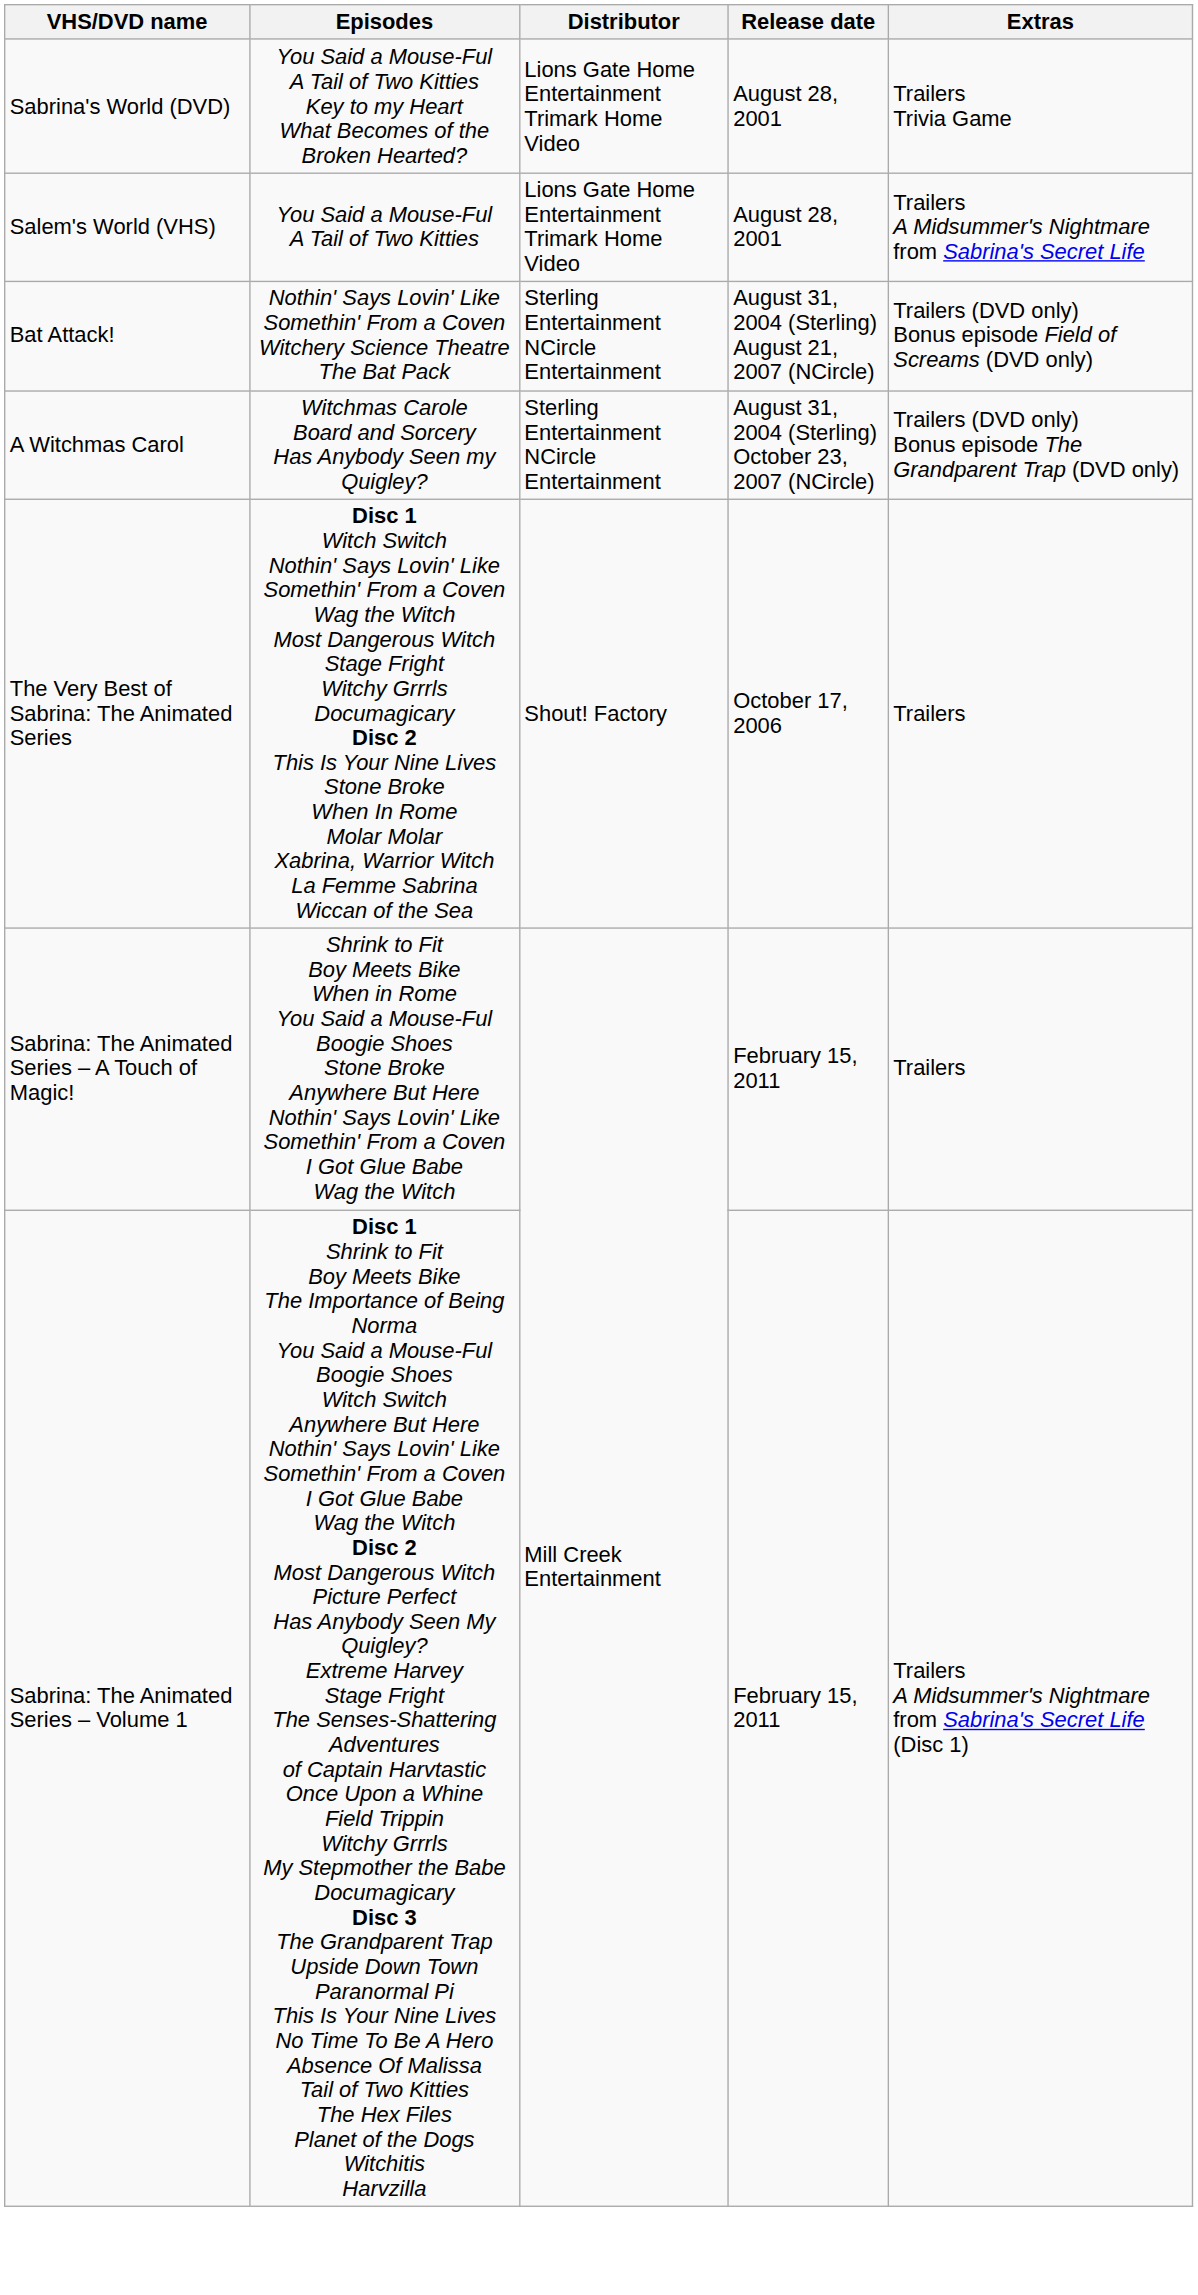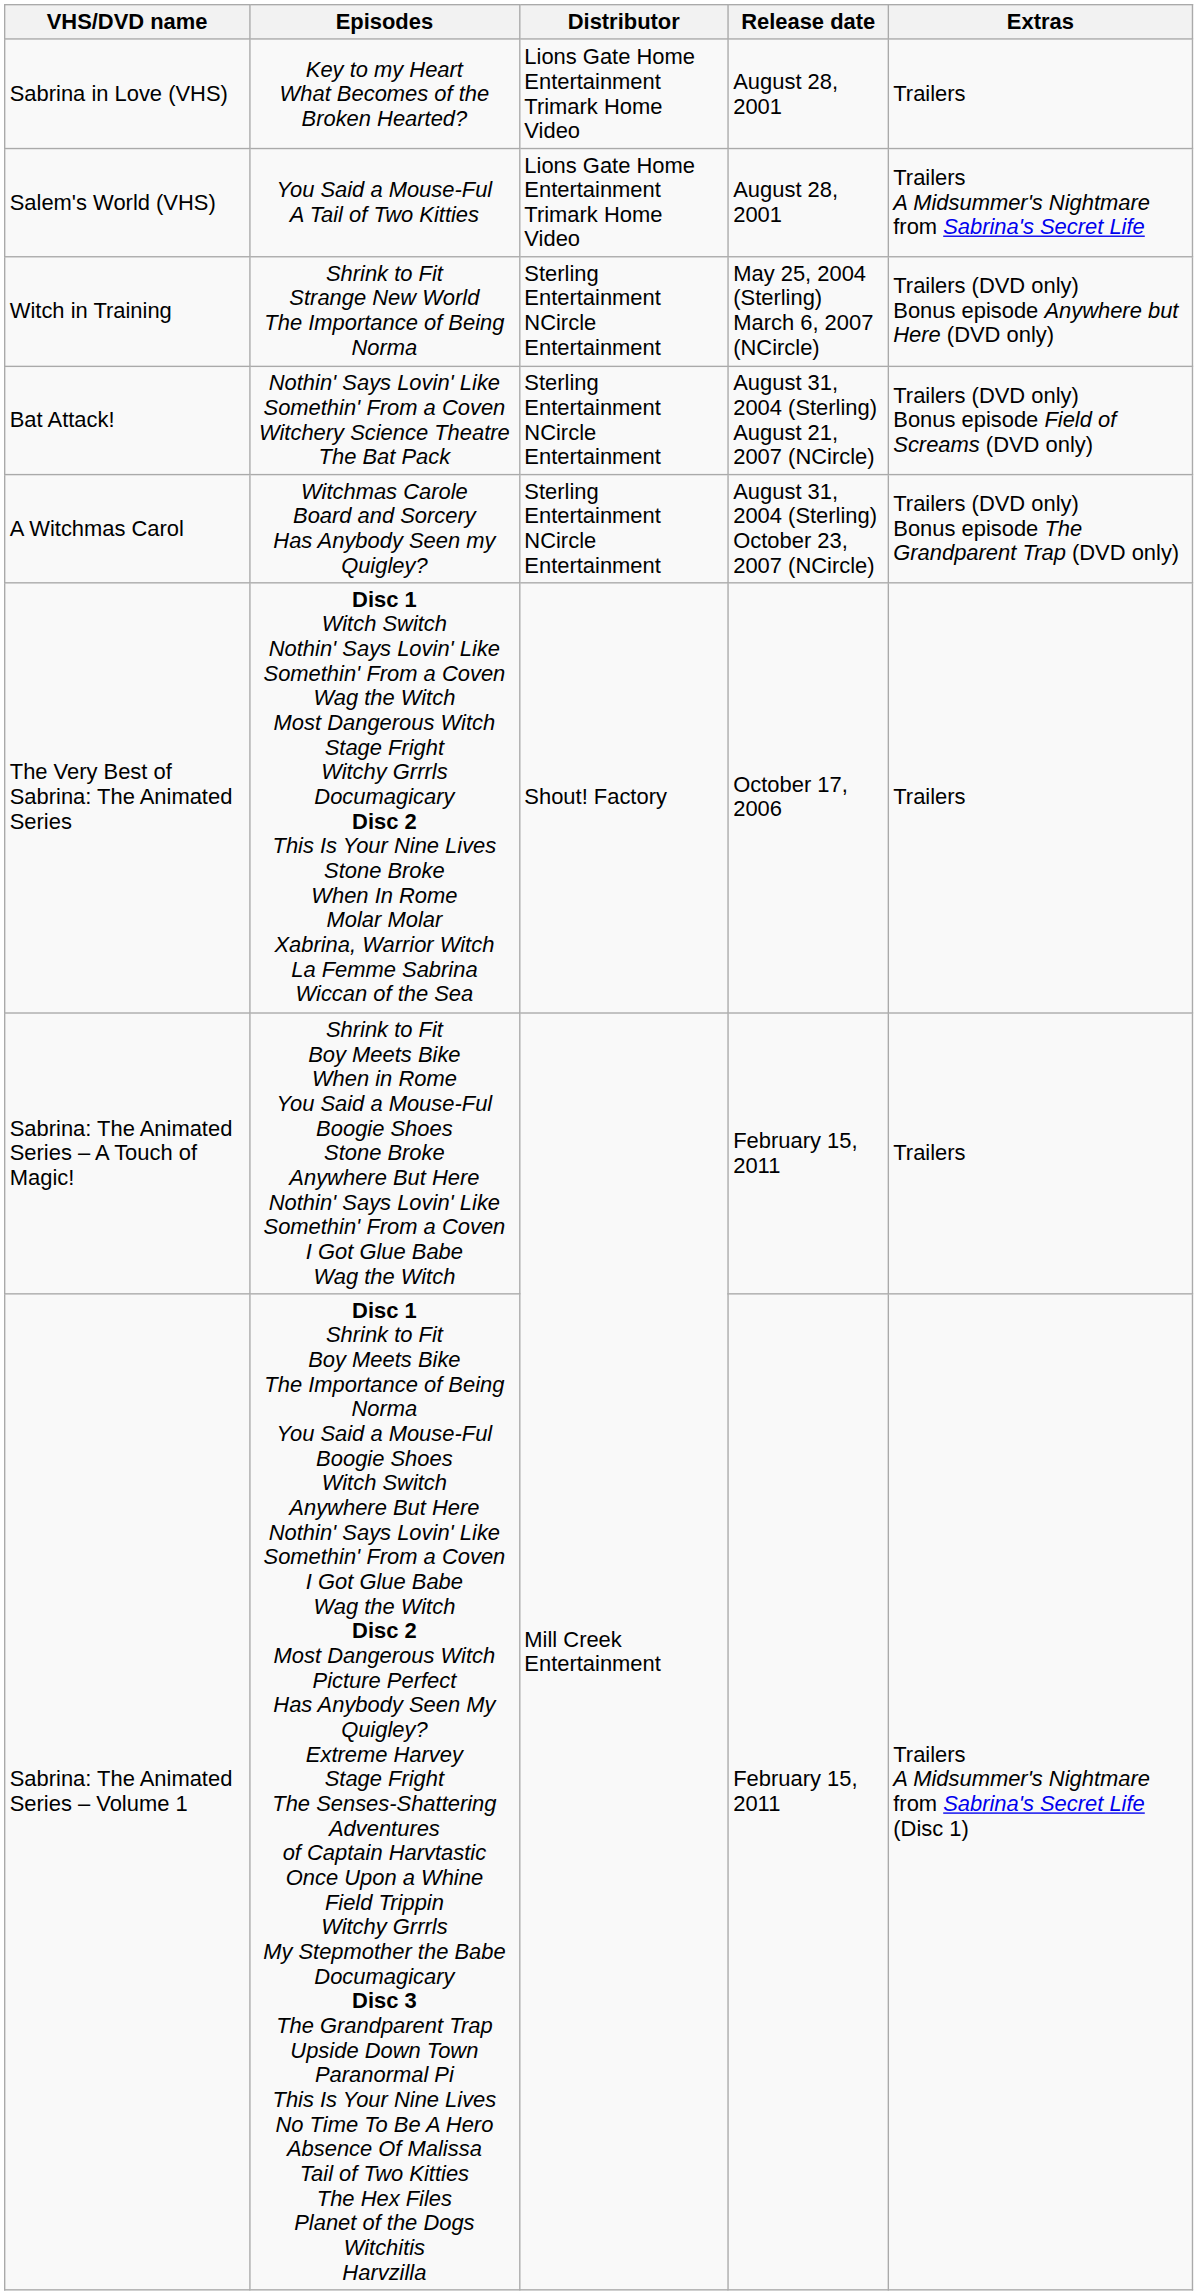- row: (120, 105)
+ row: (119, 93)
+ row: (91, 311)
